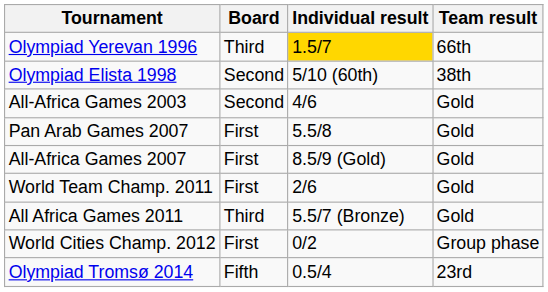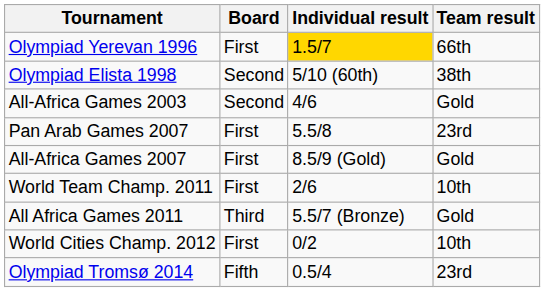(244, 46) Third -> (241, 46) First
(455, 131) Gold -> (454, 131) 23rd
(455, 187) Gold -> (454, 187) 10th
(488, 243) Group phase -> (454, 243) 10th
